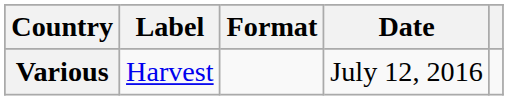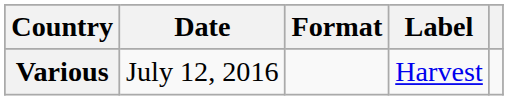columns swapped: (407, 26) <-> (170, 26)
